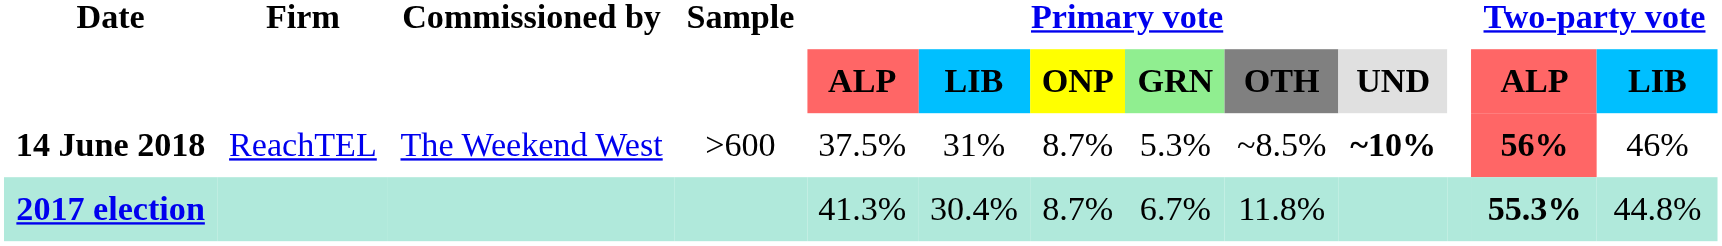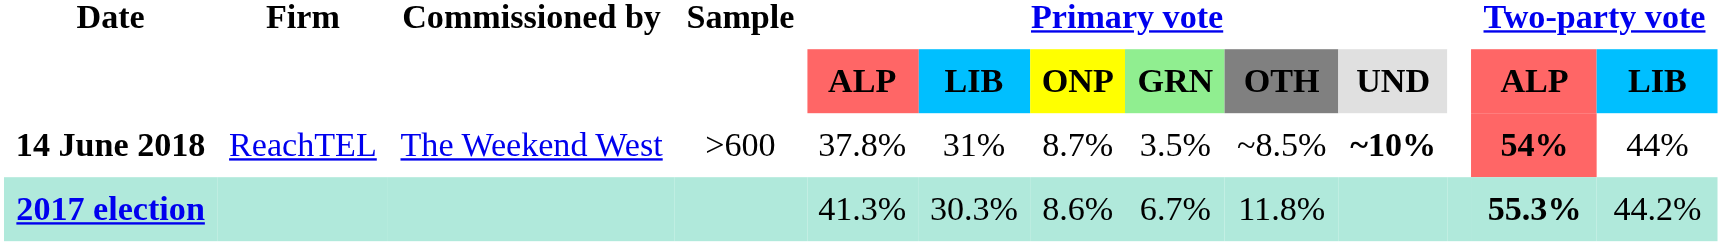(862, 143) 37.5% -> (862, 143) 37.8%
(1175, 143) 5.3% -> (1175, 143) 3.5%
(1535, 143) 56% -> (1535, 143) 54%
(1657, 143) 46% -> (1657, 143) 44%
(974, 207) 30.4% -> (974, 207) 30.3%
(1078, 207) 8.7% -> (1078, 207) 8.6%
(1657, 207) 44.8% -> (1657, 207) 44.2%
